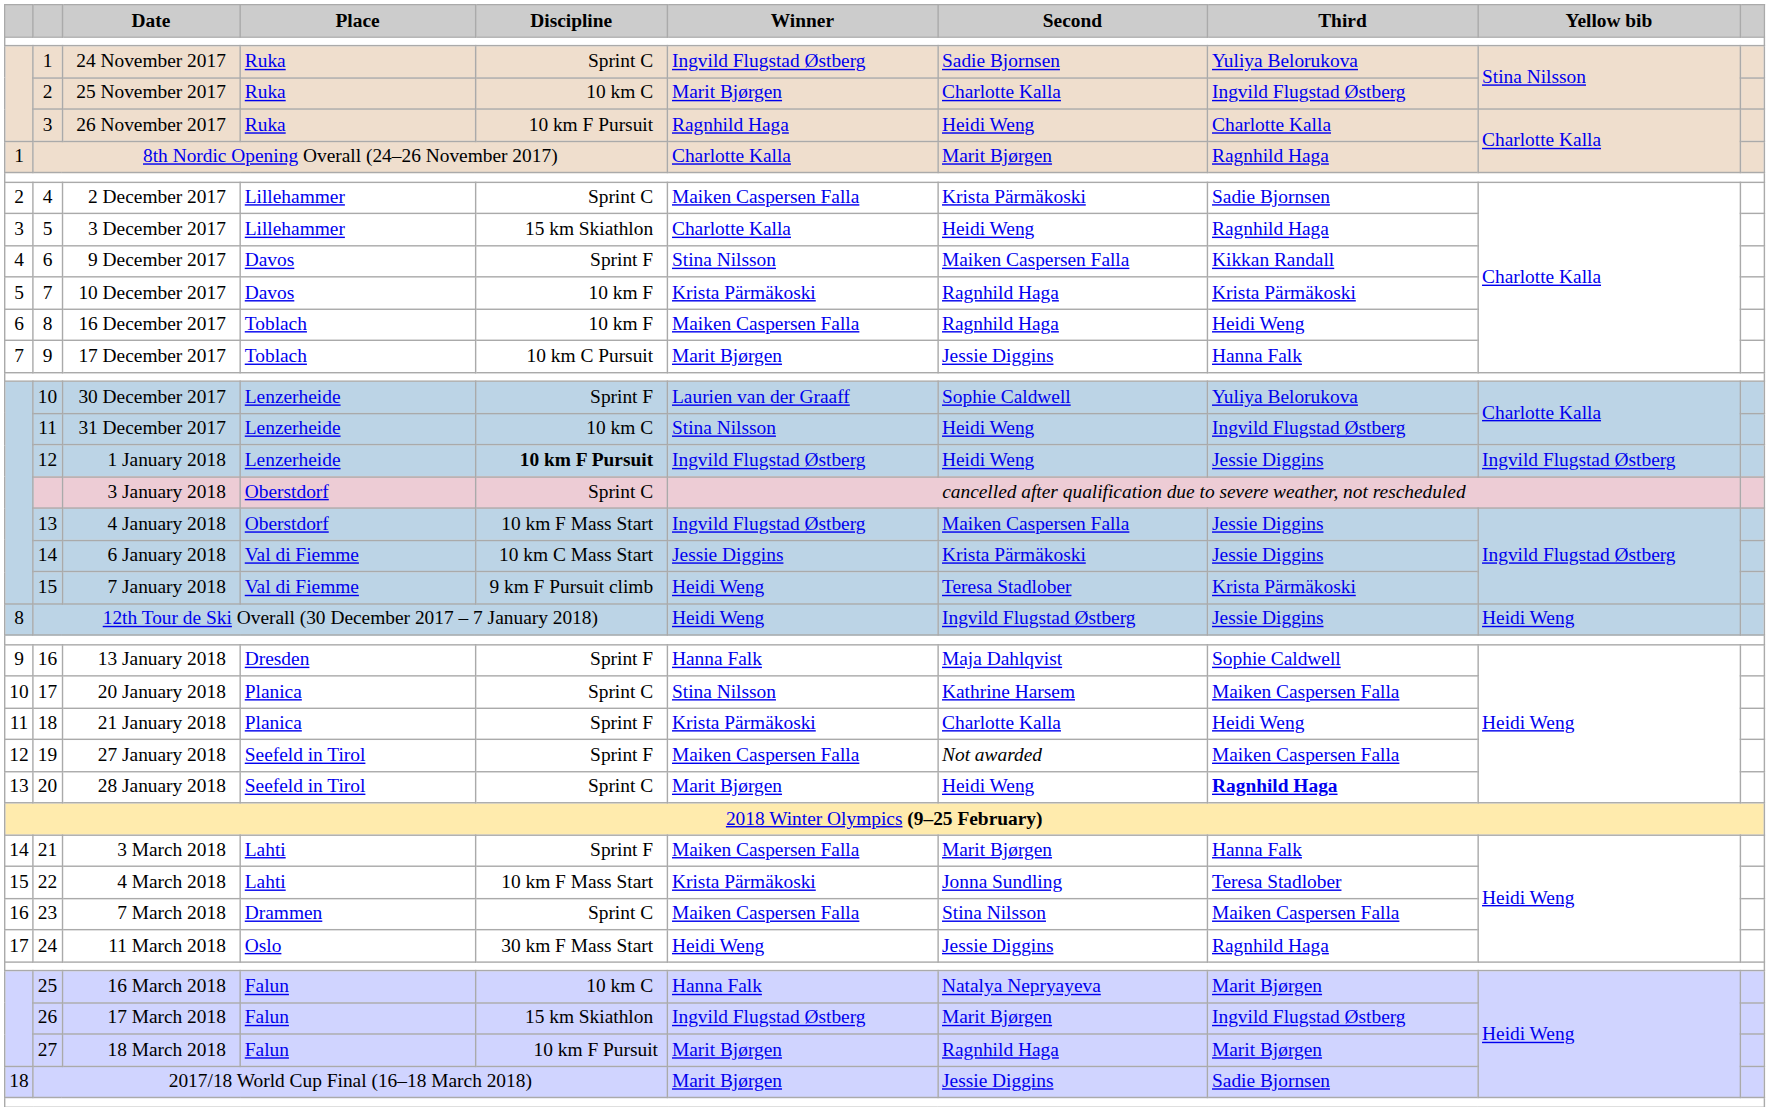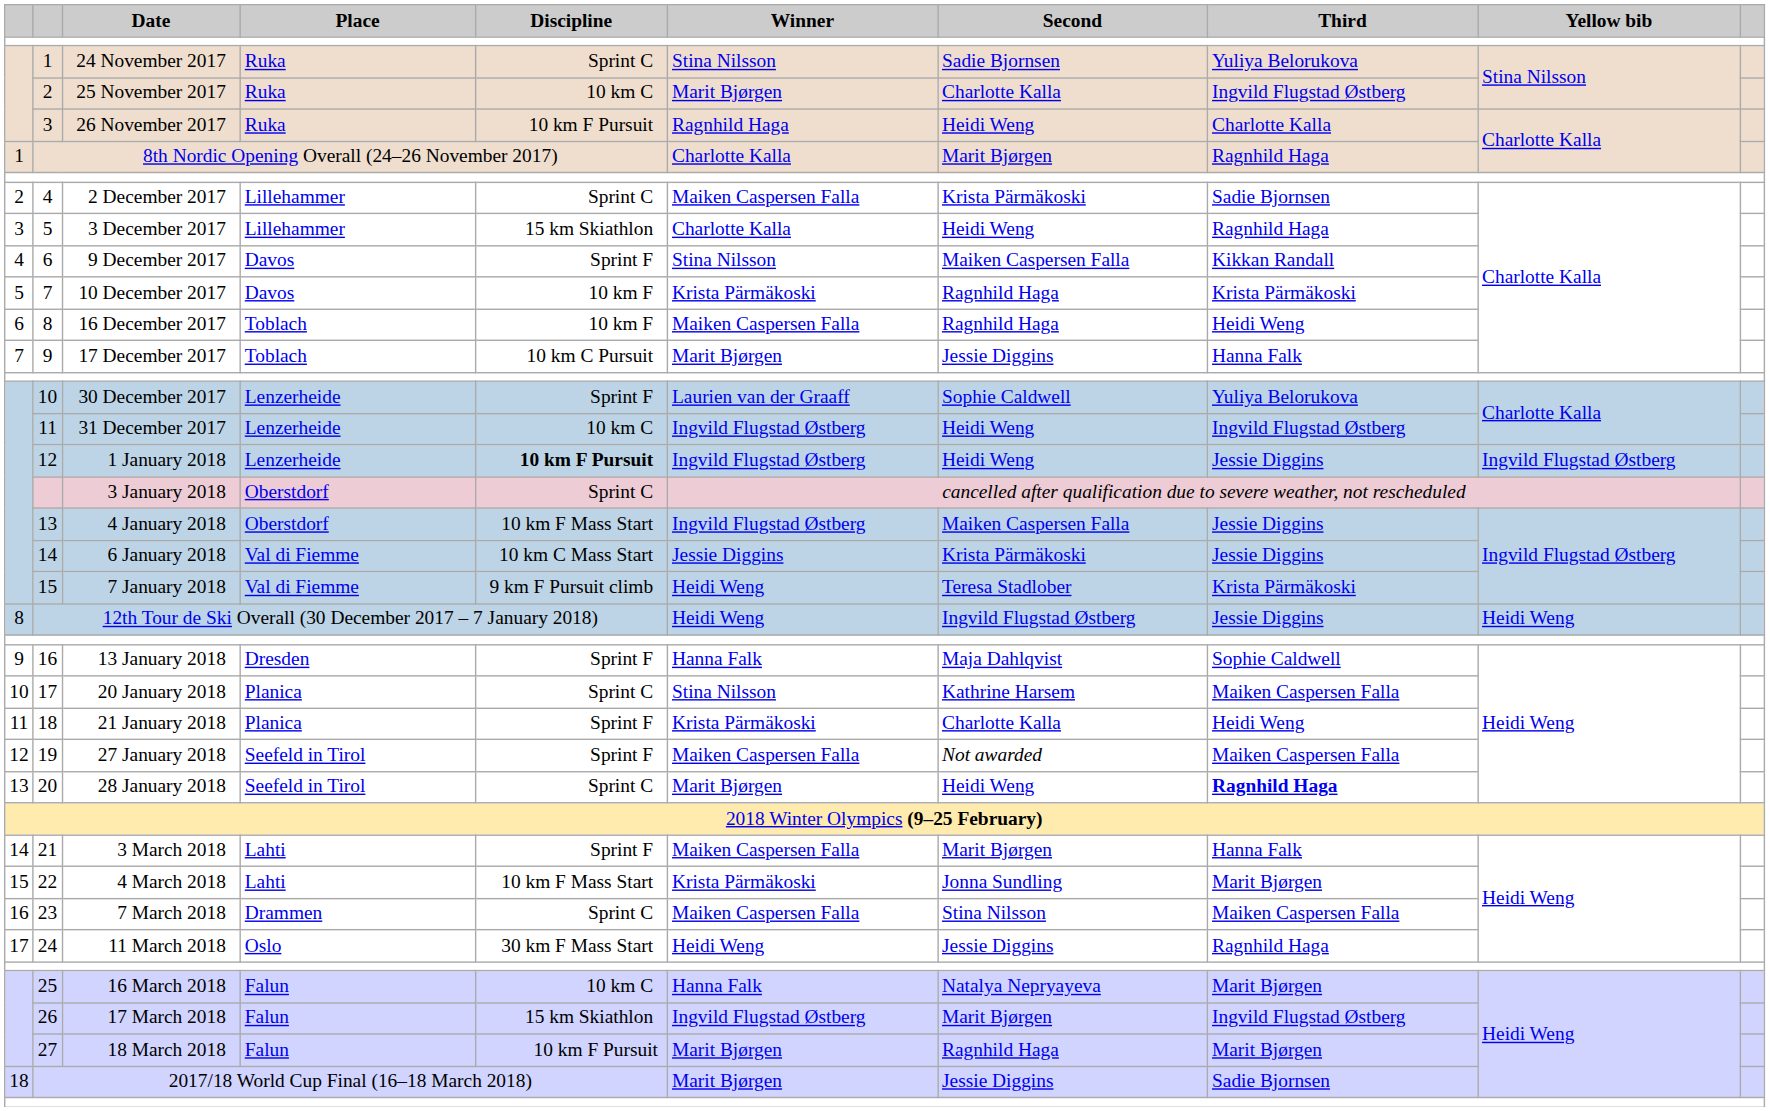(769, 61) Ingvild Flugstad Østberg -> (724, 61) Stina Nilsson
(724, 428) Stina Nilsson -> (769, 428) Ingvild Flugstad Østberg
(1277, 881) Teresa Stadlober -> (1267, 881) Marit Bjørgen
